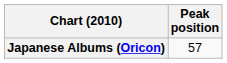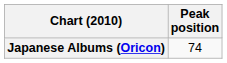(195, 48) 57 -> (195, 48) 74
